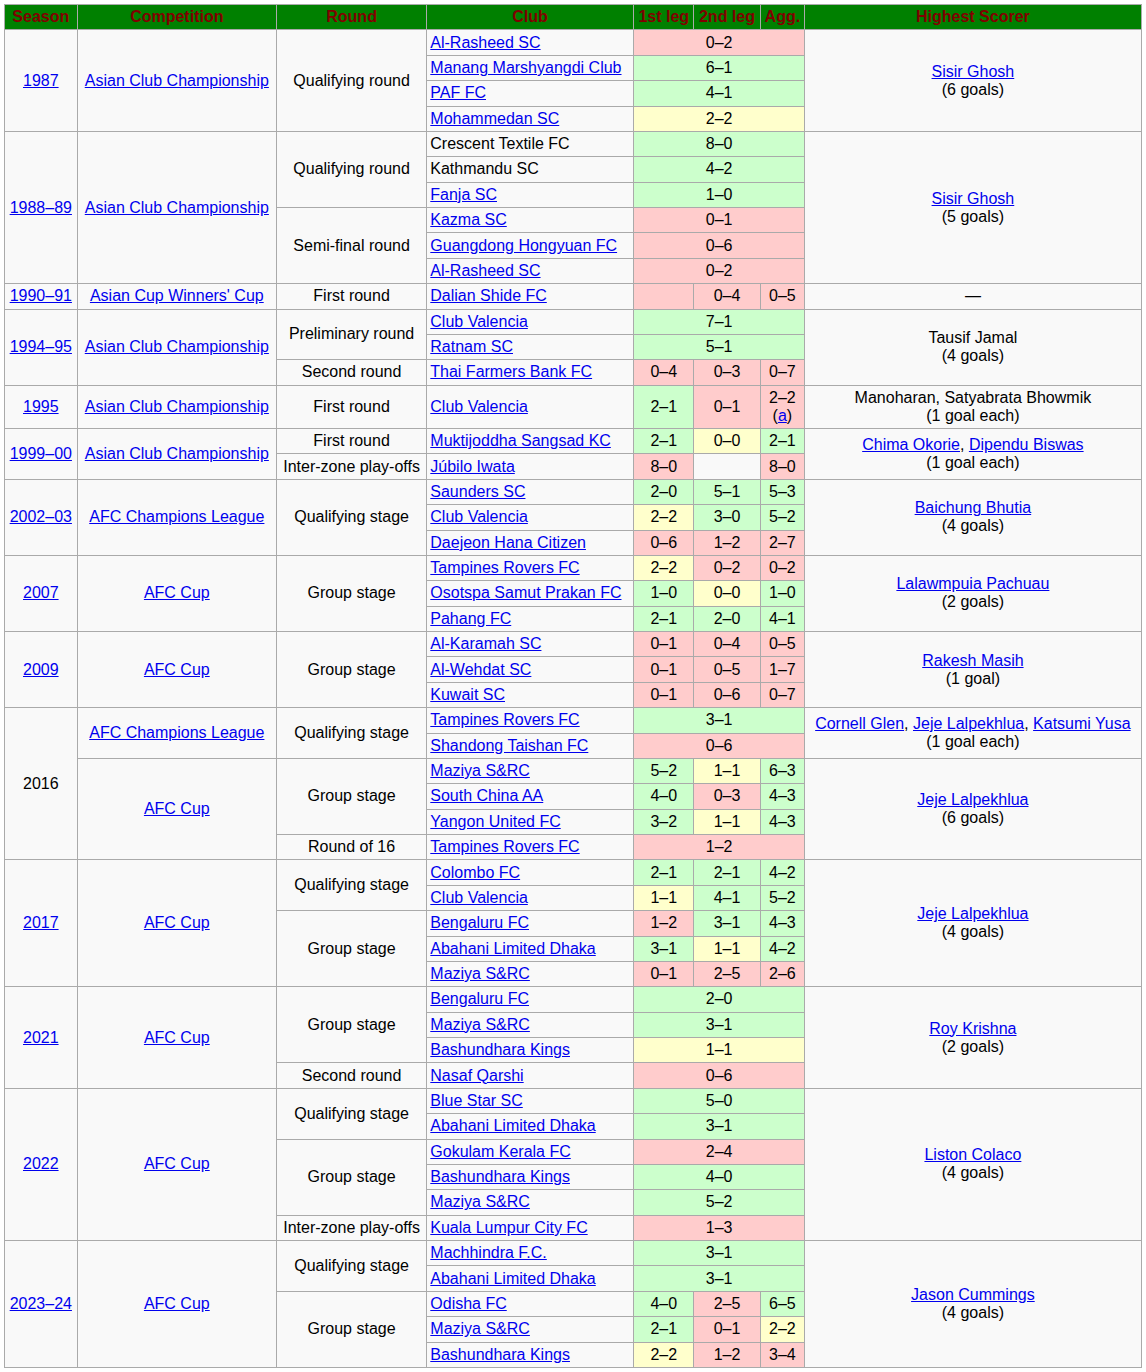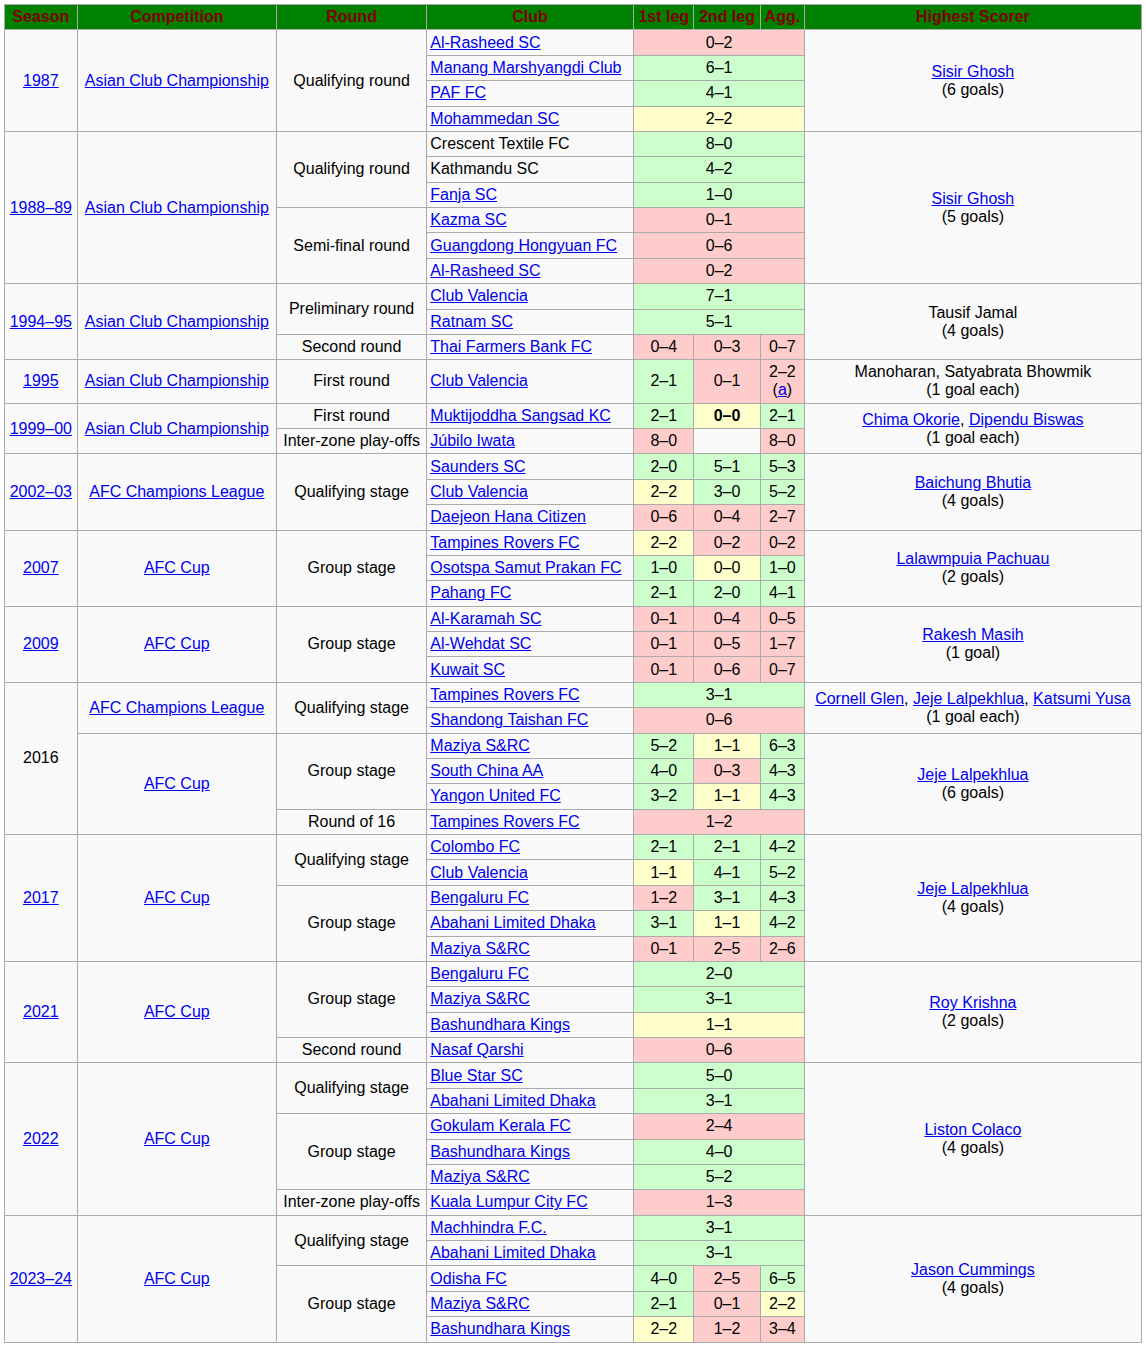- row: (41, 296)
(727, 441) normal -> (727, 415) bold
(727, 542) 1–2 -> (727, 517) 0–4
